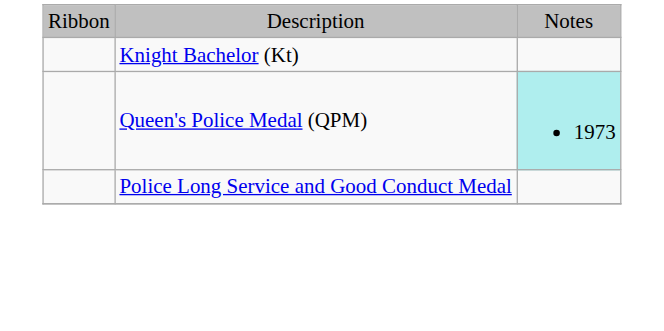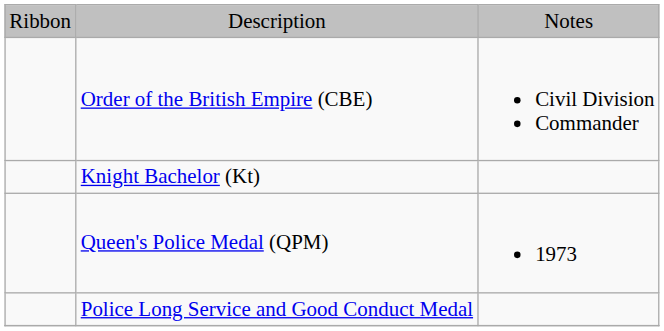+ row: (227, 98)
(569, 132) paleturquoise background -> (569, 255) no background
